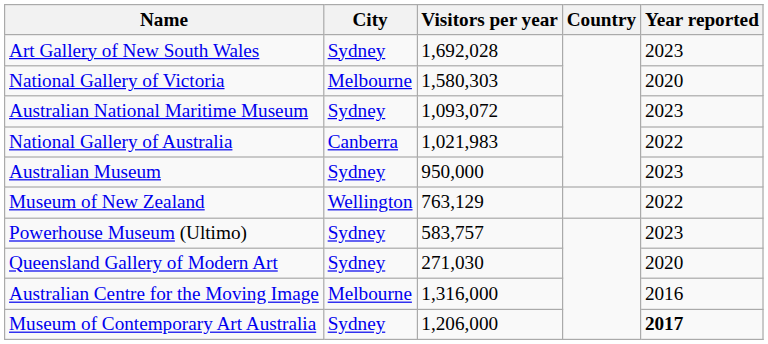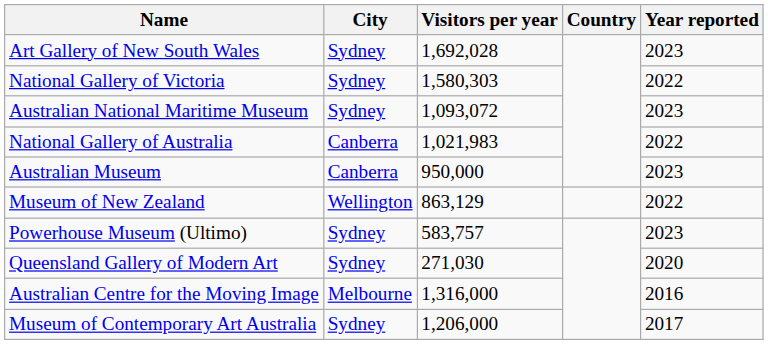(370, 80) Melbourne -> (356, 80) Sydney
(664, 80) 2020 -> (664, 80) 2022
(356, 171) Sydney -> (363, 171) Canberra
(453, 202) 763,129 -> (453, 202) 863,129
(664, 324) bold -> (664, 324) normal
